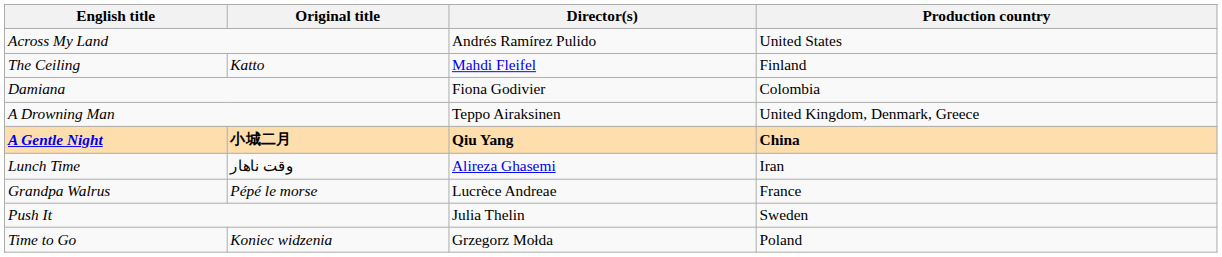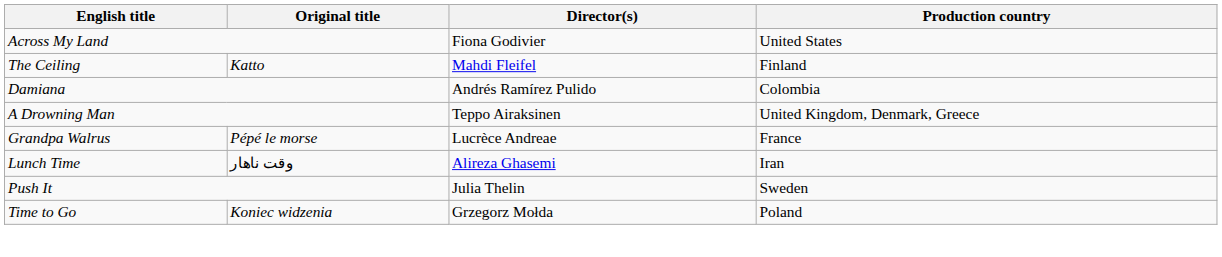(524, 41) Andrés Ramírez Pulido -> (499, 41) Fiona Godivier
(499, 89) Fiona Godivier -> (524, 89) Andrés Ramírez Pulido
- row: (55, 139)
rows swapped: (59, 191) <-> (44, 166)
